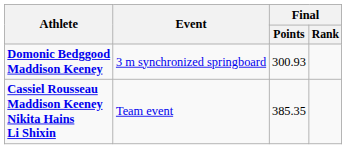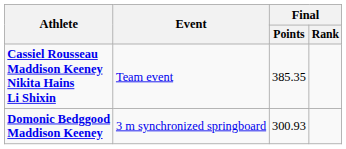rows swapped: (59, 62) <-> (55, 111)
